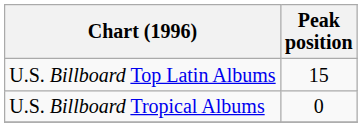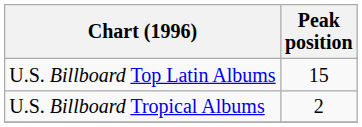(319, 106) 0 -> (319, 106) 2
